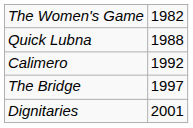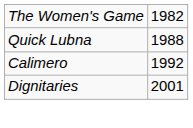- row: (44, 87)
